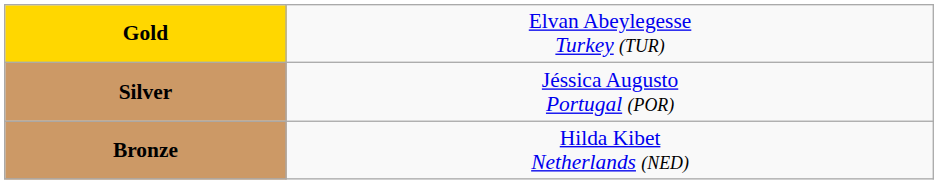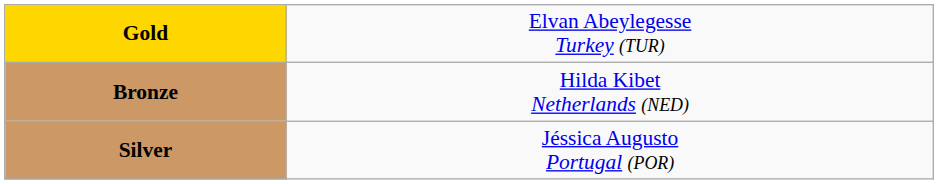rows swapped: (145, 91) <-> (145, 149)
